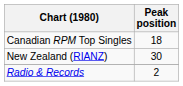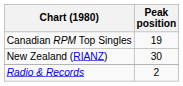(156, 40) 18 -> (156, 40) 19
